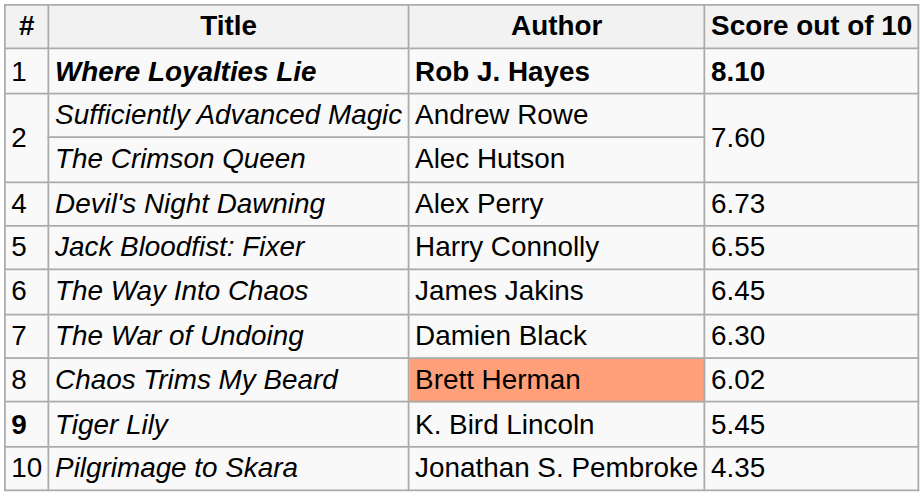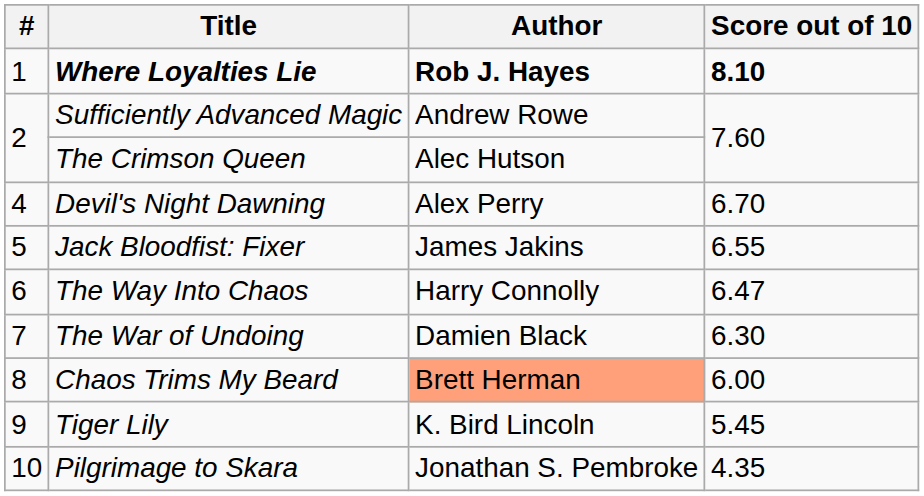(738, 203) 6.73 -> (738, 203) 6.70
(507, 247) Harry Connolly -> (499, 247) James Jakins
(499, 291) James Jakins -> (507, 291) Harry Connolly
(738, 291) 6.45 -> (738, 291) 6.47
(738, 379) 6.02 -> (738, 379) 6.00
(19, 423) bold -> (19, 423) normal
